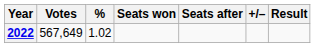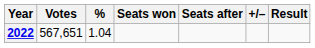(61, 33) 567,649 -> (61, 33) 567,651
(100, 33) 1.02 -> (100, 33) 1.04
